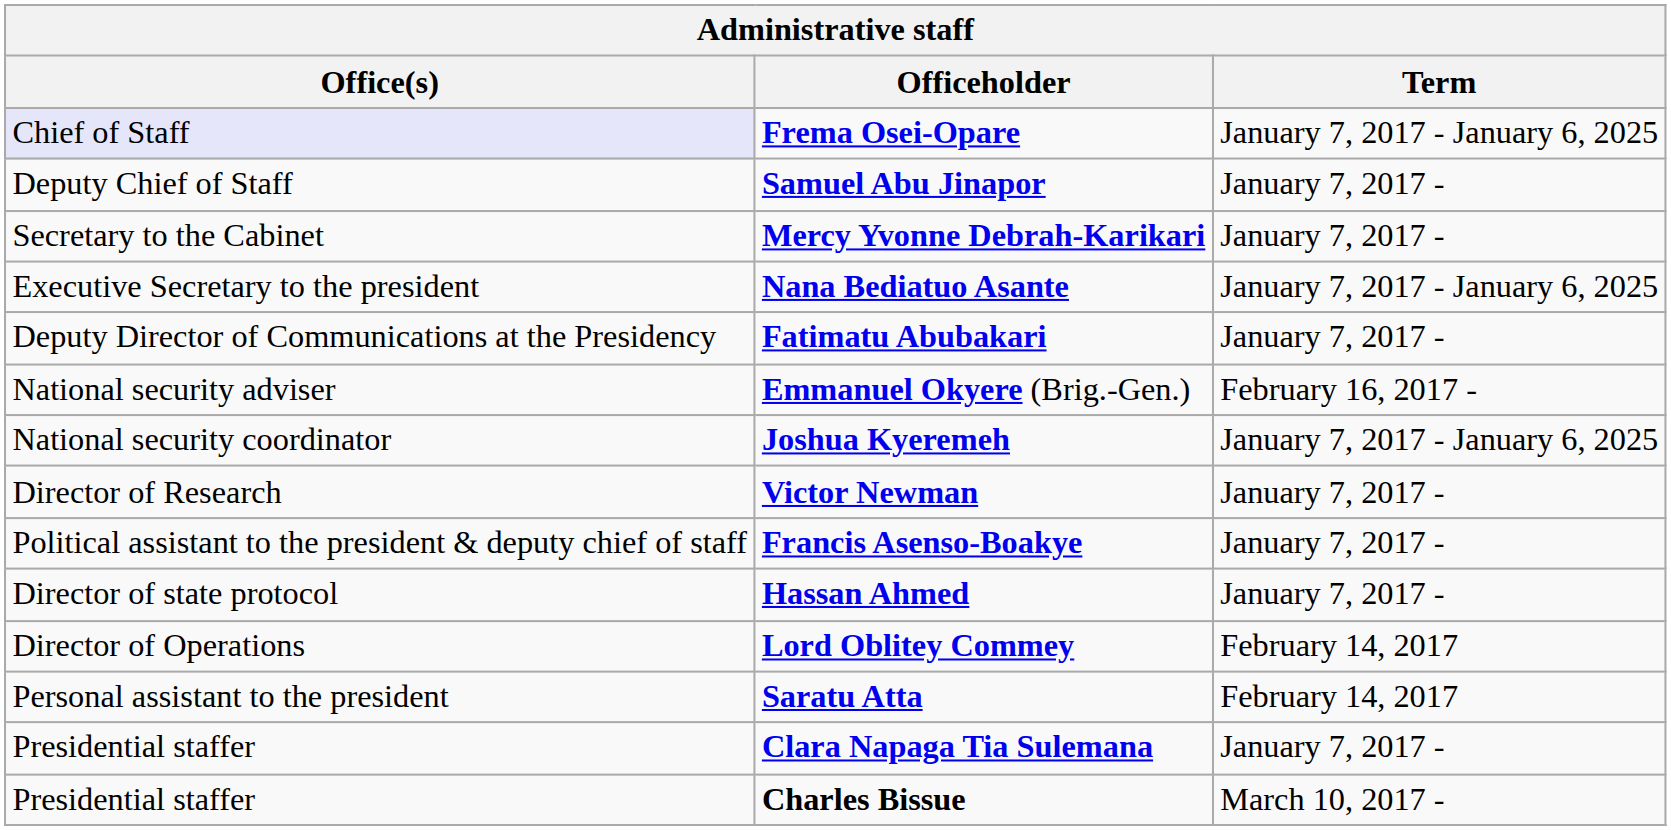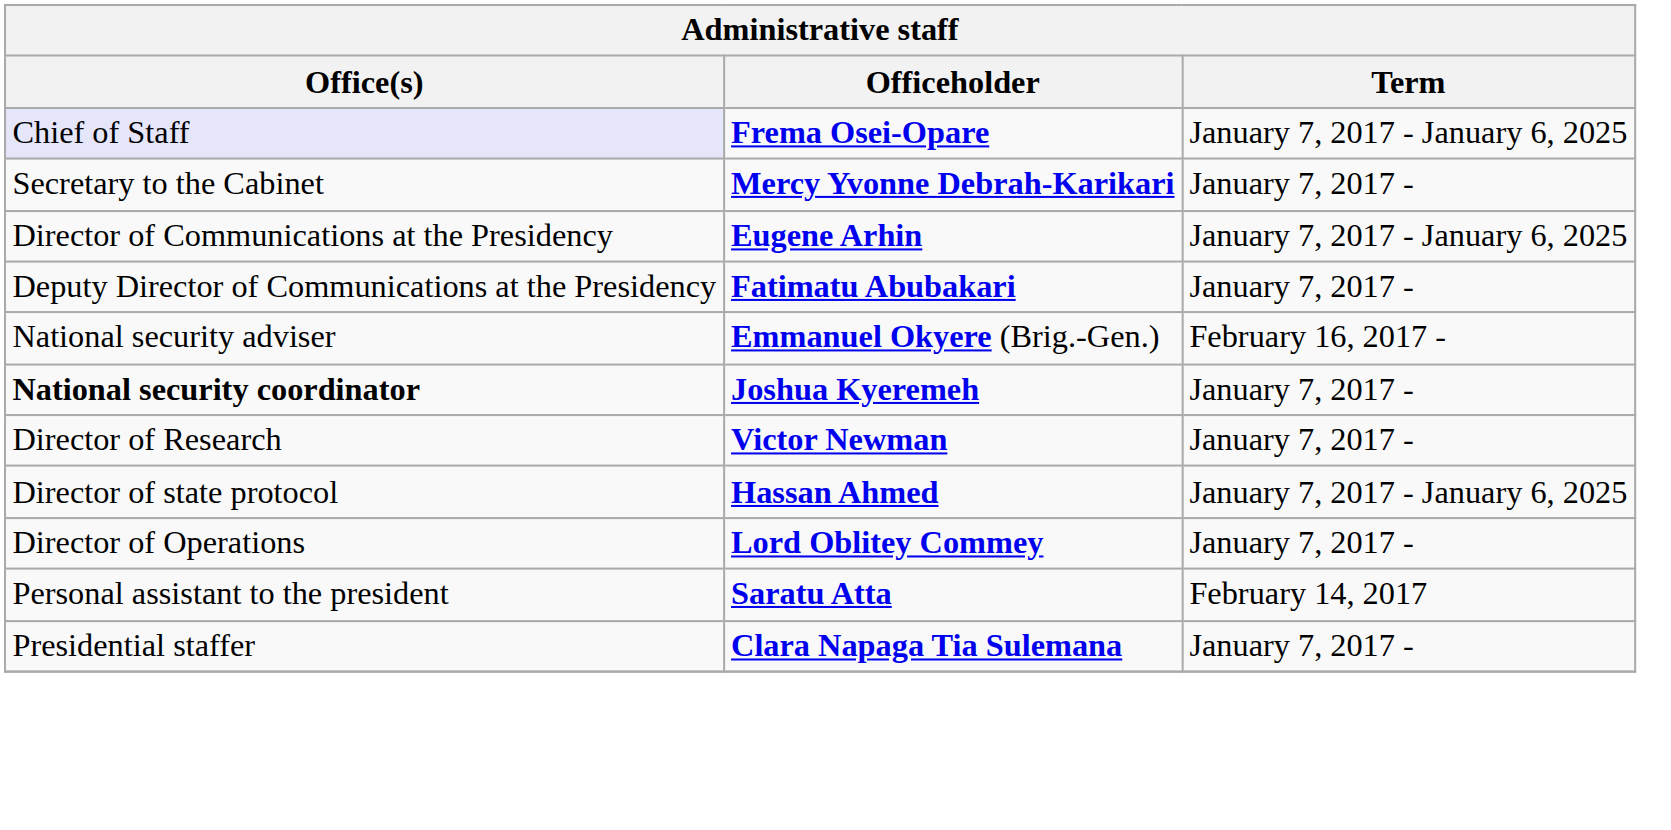- row: (904, 183)
- row: (915, 286)
+ row: (827, 235)
(202, 440) normal -> (216, 388) bold
(1439, 440) January 7, 2017 - January 6, 2025 -> (1302, 388) January 7, 2017 -
- row: (922, 542)
(1332, 593) January 7, 2017 - -> (1408, 491) January 7, 2017 - January 6, 2025
(1339, 645) February 14, 2017 -> (1302, 542) January 7, 2017 -
- row: (864, 798)
